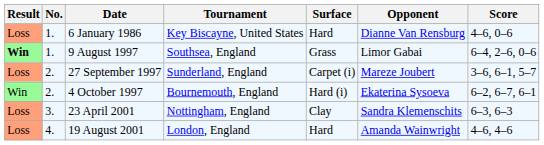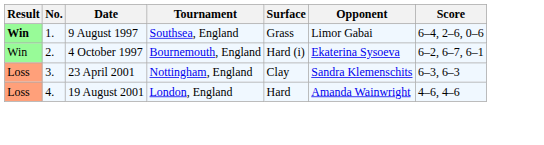- row: (105, 33)
- row: (115, 71)
